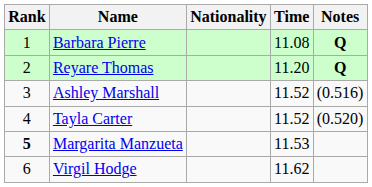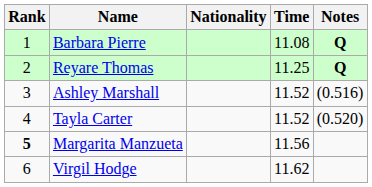(292, 67) 11.20 -> (292, 67) 11.25
(292, 144) 11.53 -> (292, 144) 11.56
